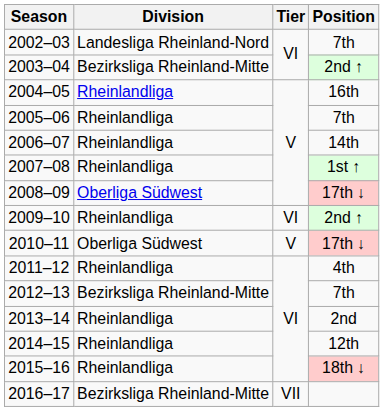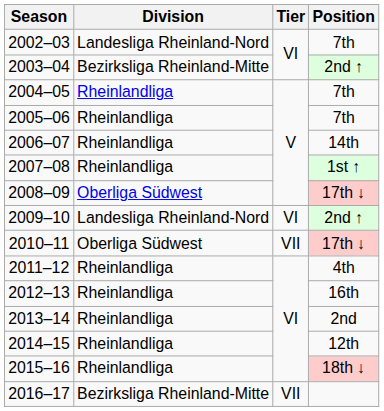(344, 92) 16th -> (344, 92) 7th
(125, 218) Rheinlandliga -> (173, 218) Landesliga Rheinland-Nord
(291, 243) V -> (291, 243) VII
(173, 293) Bezirksliga Rheinland-Mitte -> (125, 293) Rheinlandliga
(344, 293) 7th -> (344, 293) 16th
